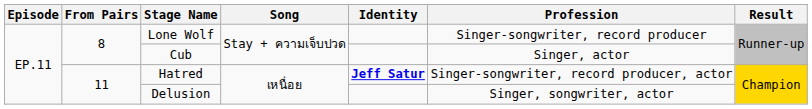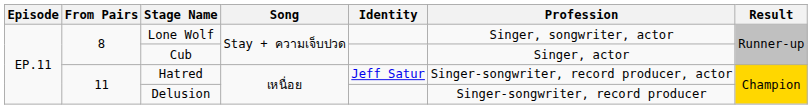(582, 34) Singer-songwriter, record producer -> (582, 34) Singer, songwriter, actor
(388, 74) bold -> (388, 74) normal
(582, 94) Singer, songwriter, actor -> (582, 94) Singer-songwriter, record producer
